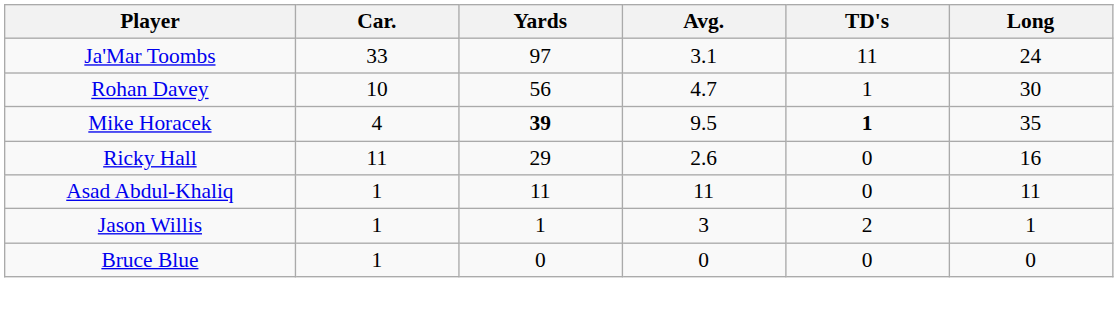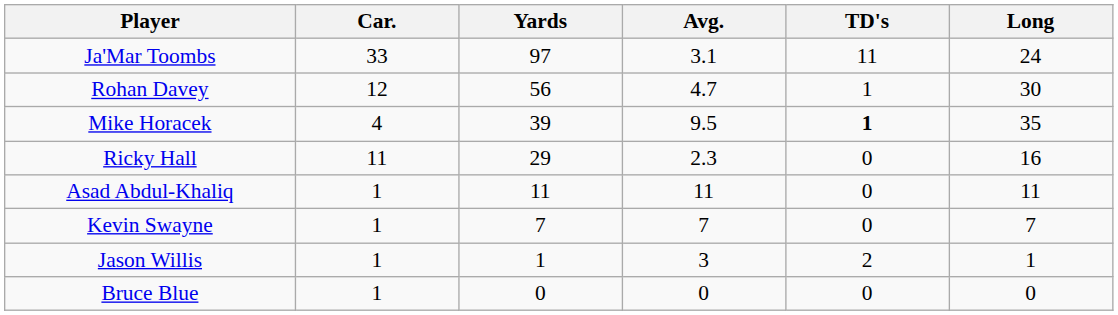(377, 89) 10 -> (377, 89) 12
(540, 123) bold -> (540, 123) normal
(704, 157) 2.6 -> (704, 157) 2.3
+ row: (150, 225)
